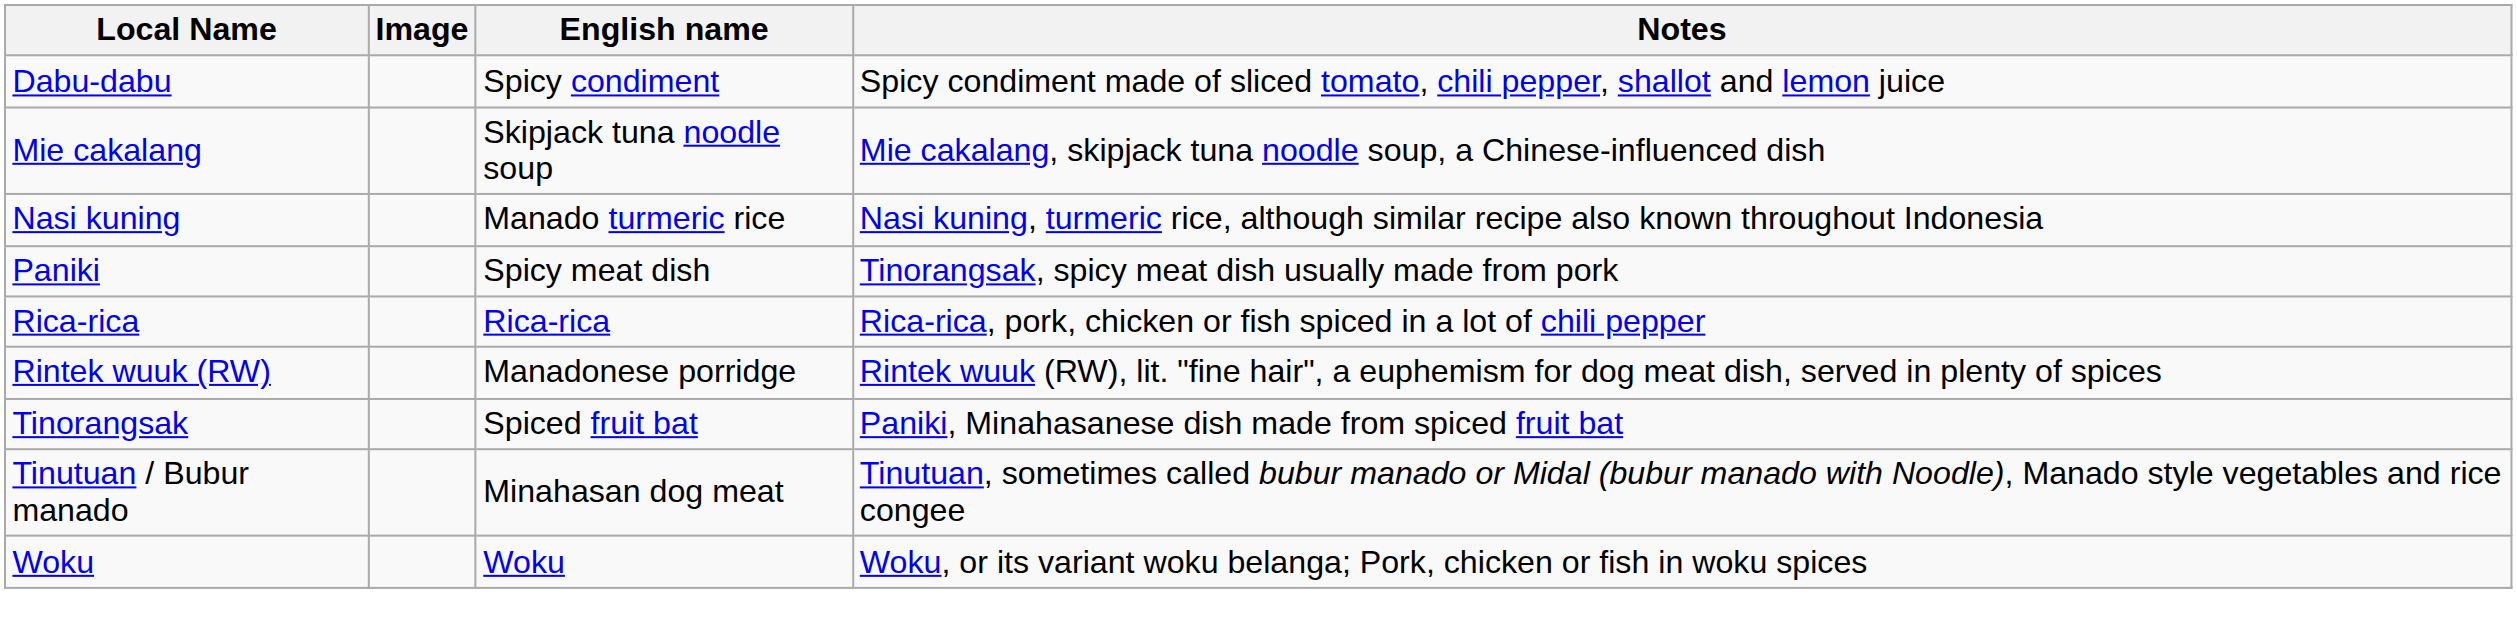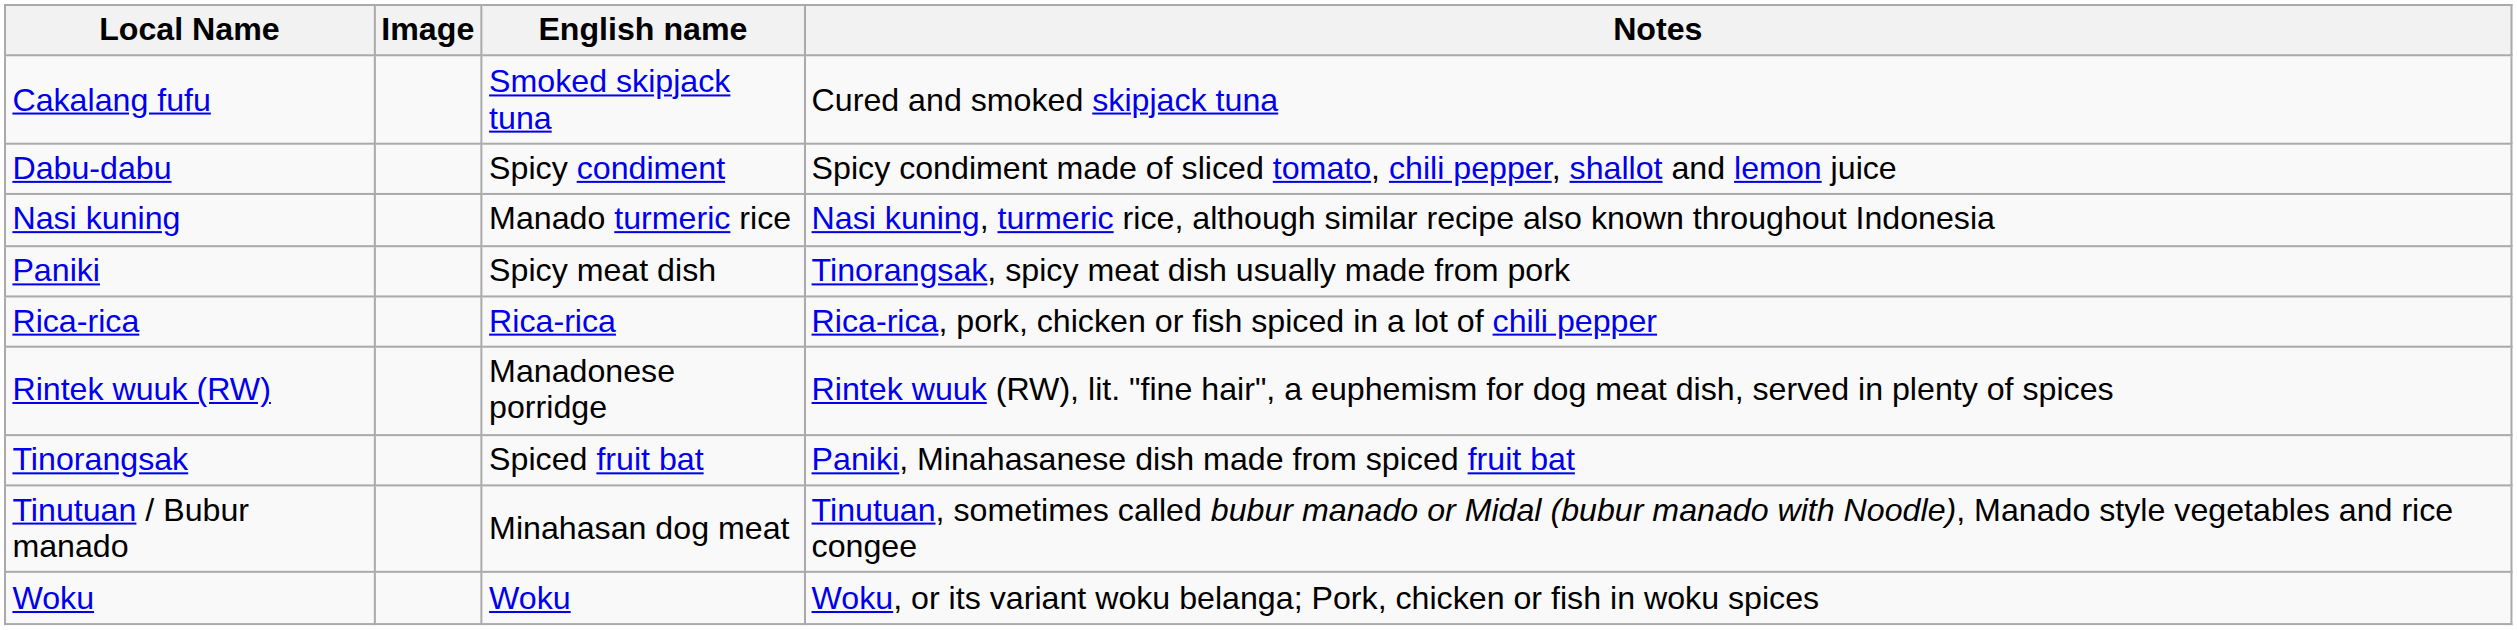+ row: (112, 99)
- row: (107, 150)
